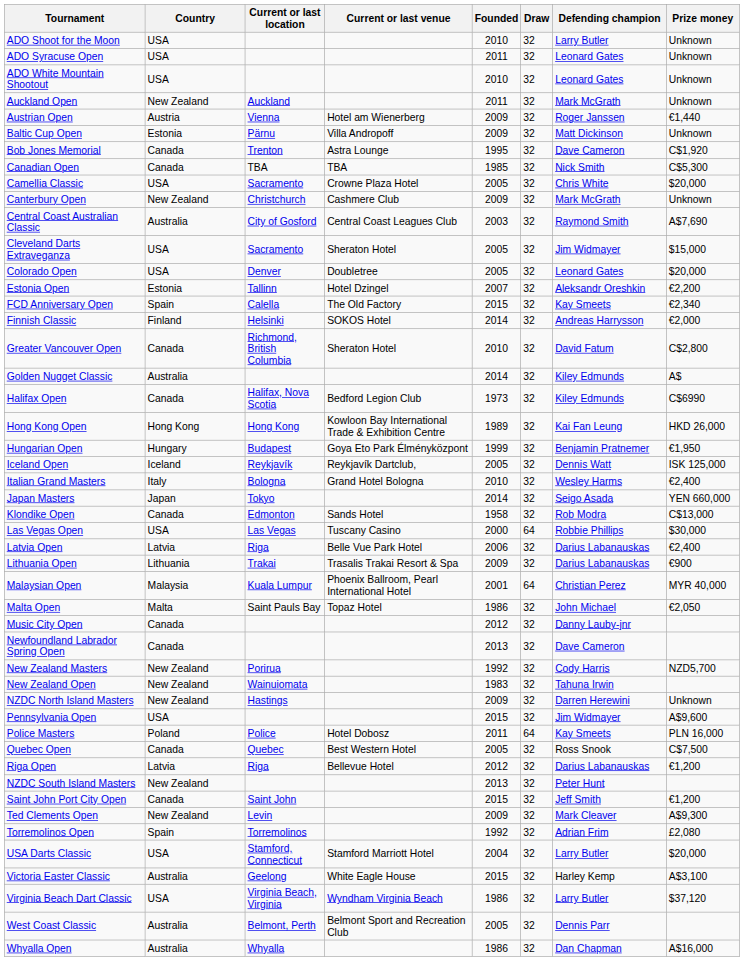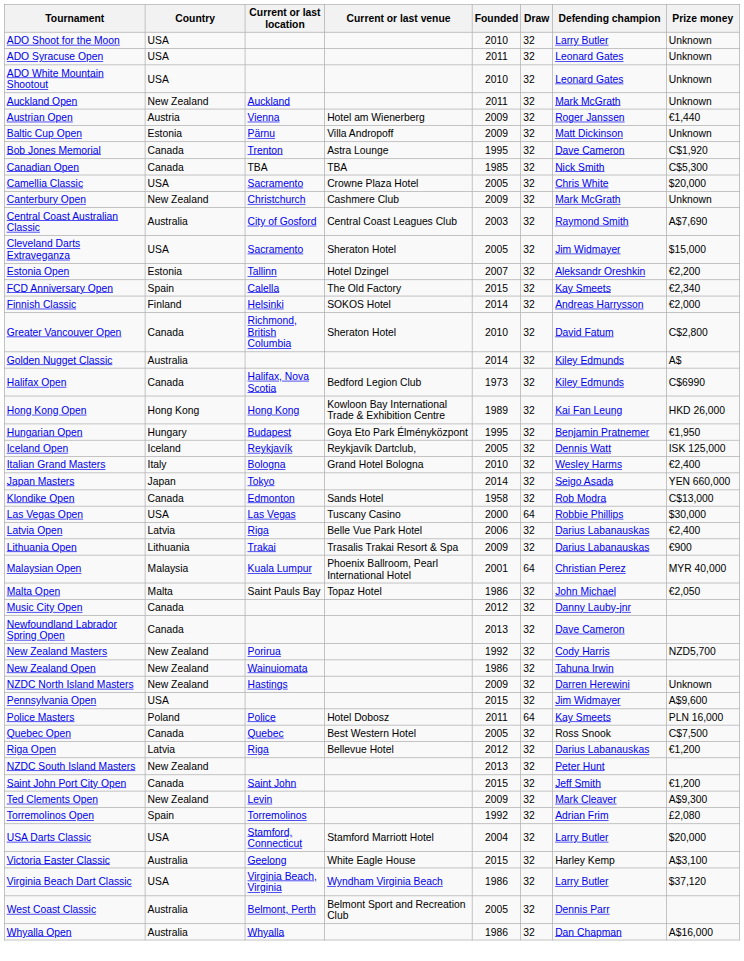- row: (42, 272)
(497, 449) 1999 -> (497, 432) 1995
(497, 685) 1983 -> (497, 668) 1986
